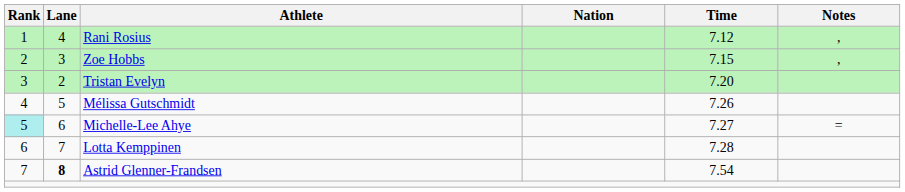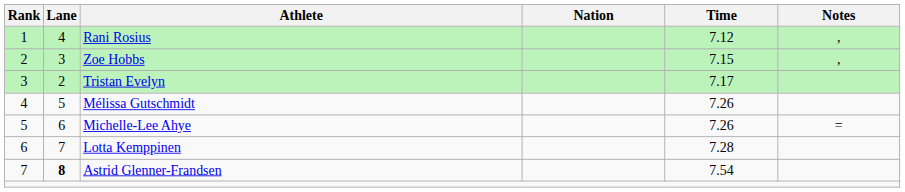(722, 81) 7.20 -> (722, 81) 7.17
(24, 125) paleturquoise background -> (24, 125) no background
(722, 125) 7.27 -> (722, 125) 7.26
